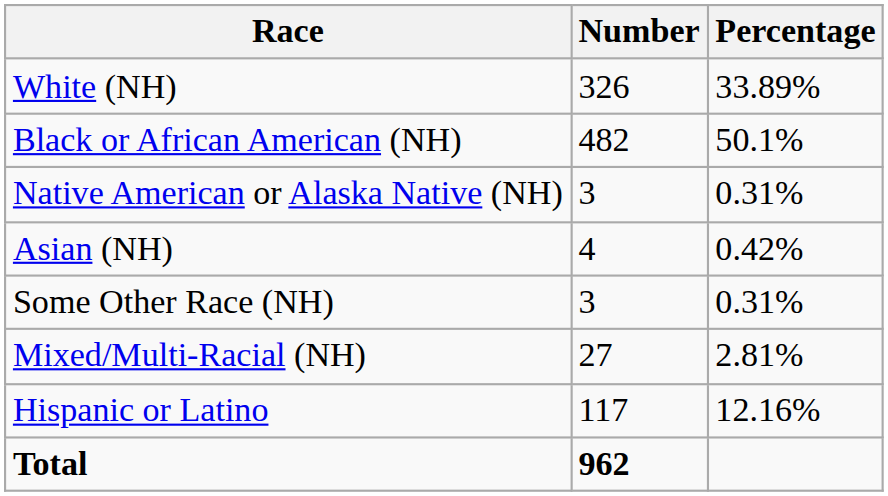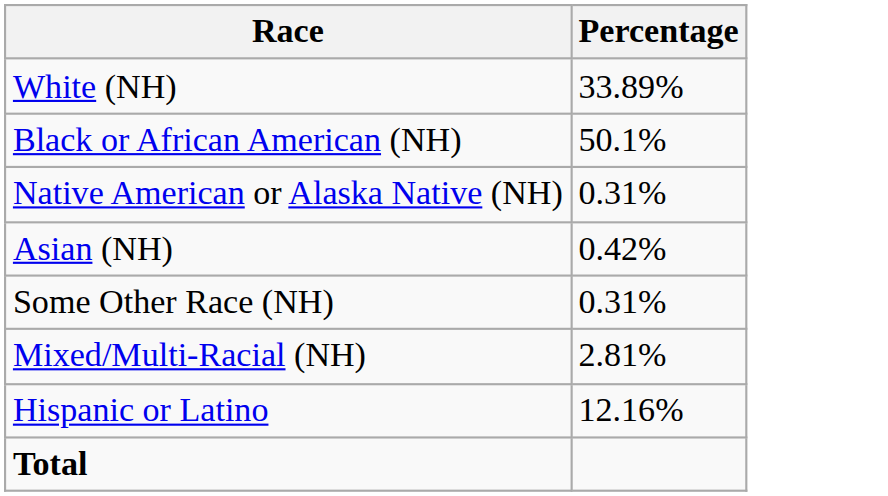- column: (639, 31)
